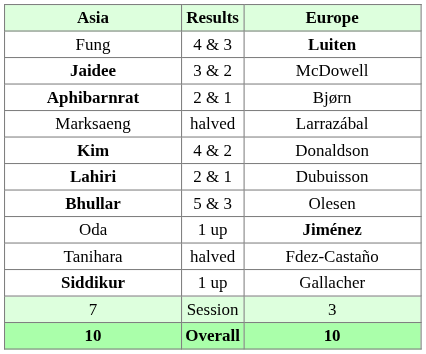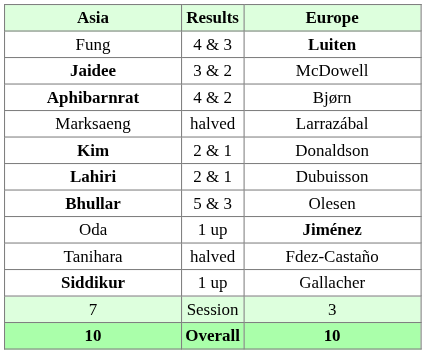(213, 97) 2 & 1 -> (213, 97) 4 & 2
(213, 150) 4 & 2 -> (213, 150) 2 & 1
